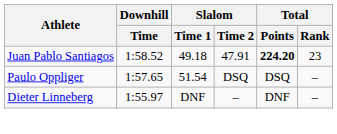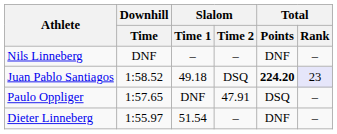+ row: (45, 56)
(236, 56) 47.91 -> (236, 77) DSQ
(315, 56) no background -> (315, 77) lavender background
(193, 77) 51.54 -> (193, 97) DNF
(236, 77) DSQ -> (236, 97) 47.91
(193, 97) DNF -> (193, 118) 51.54
